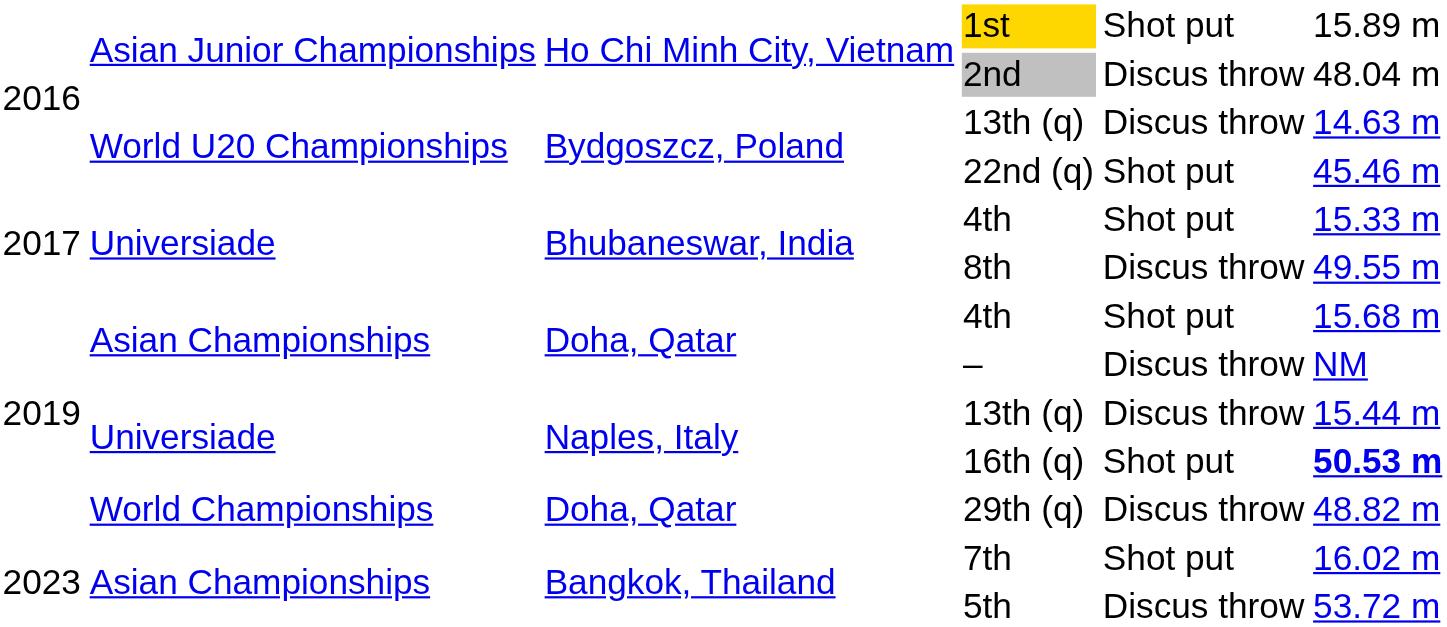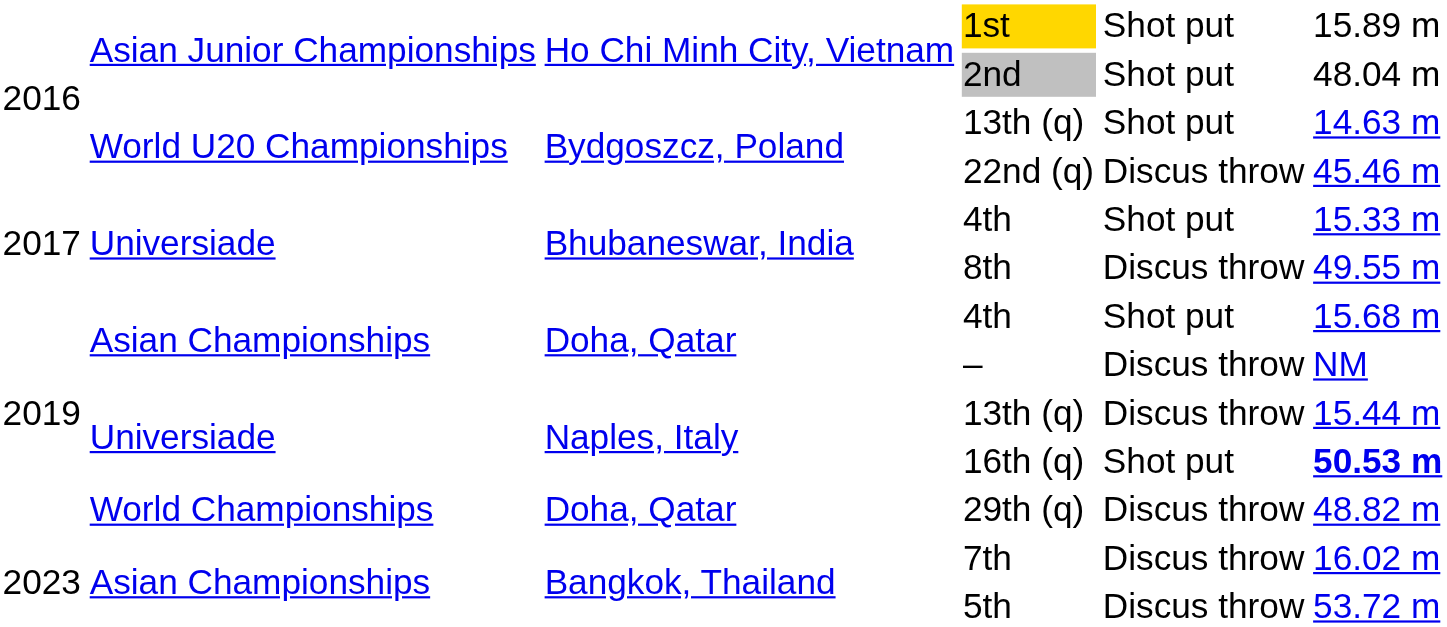(1204, 74) Discus throw -> (1168, 74) Shot put
(1204, 122) Discus throw -> (1168, 122) Shot put
(1168, 170) Shot put -> (1204, 170) Discus throw
(1168, 558) Shot put -> (1204, 558) Discus throw
